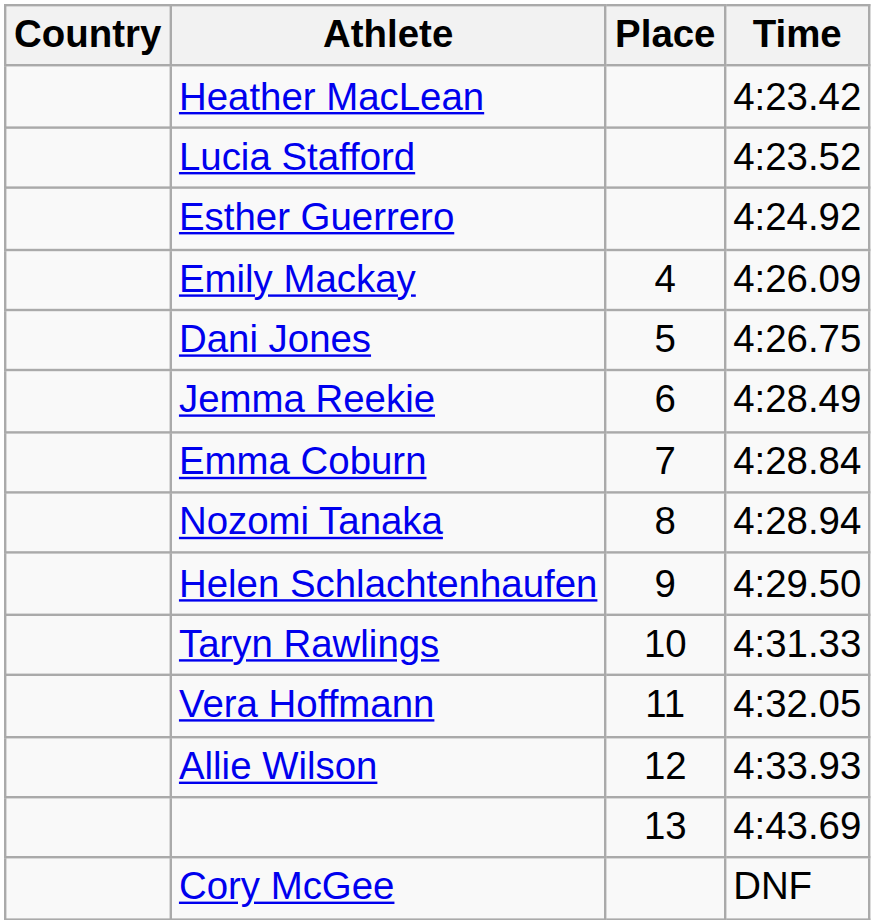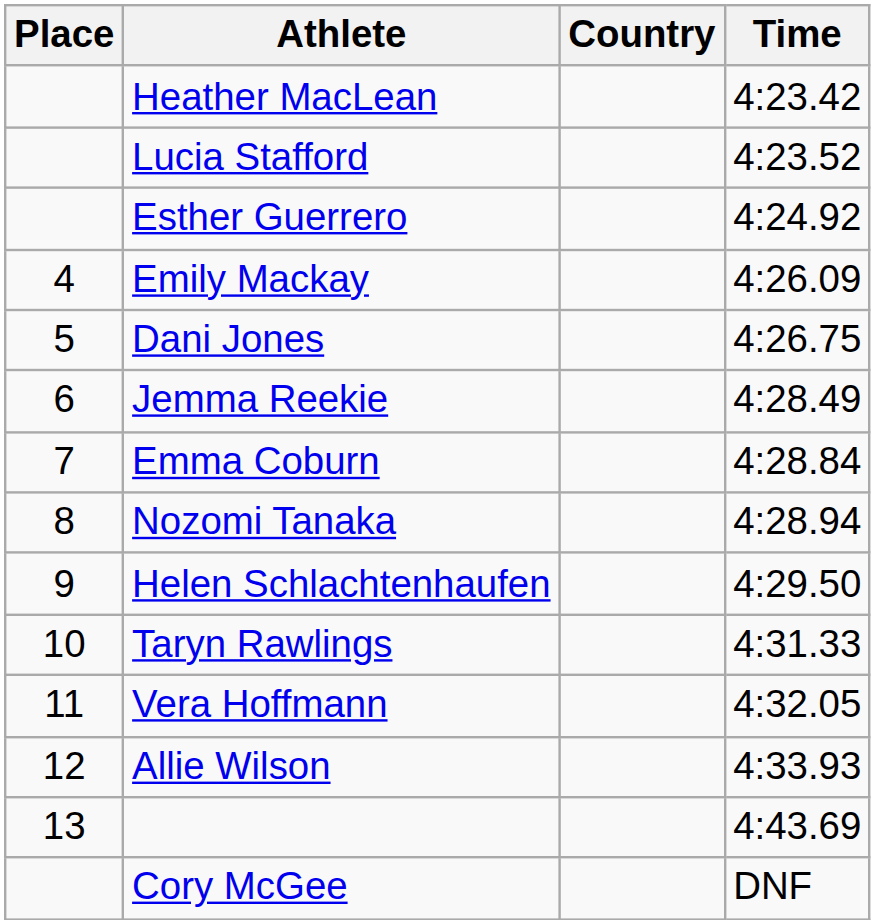columns swapped: (665, 34) <-> (88, 34)
